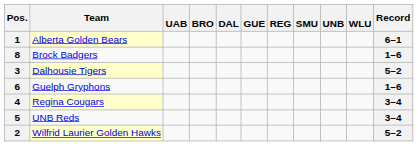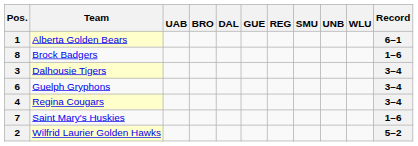(393, 71) 5–2 -> (393, 71) 3–4
(393, 86) 1–6 -> (393, 86) 3–4
+ row: (17, 118)
- row: (17, 118)
